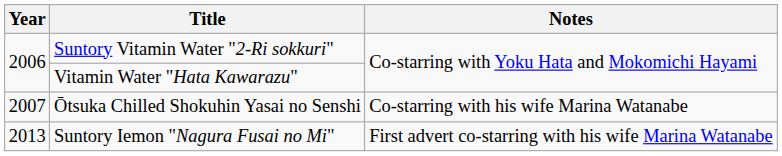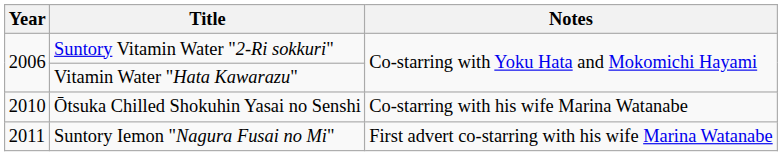(27, 106) 2007 -> (27, 106) 2010
(27, 135) 2013 -> (27, 135) 2011
